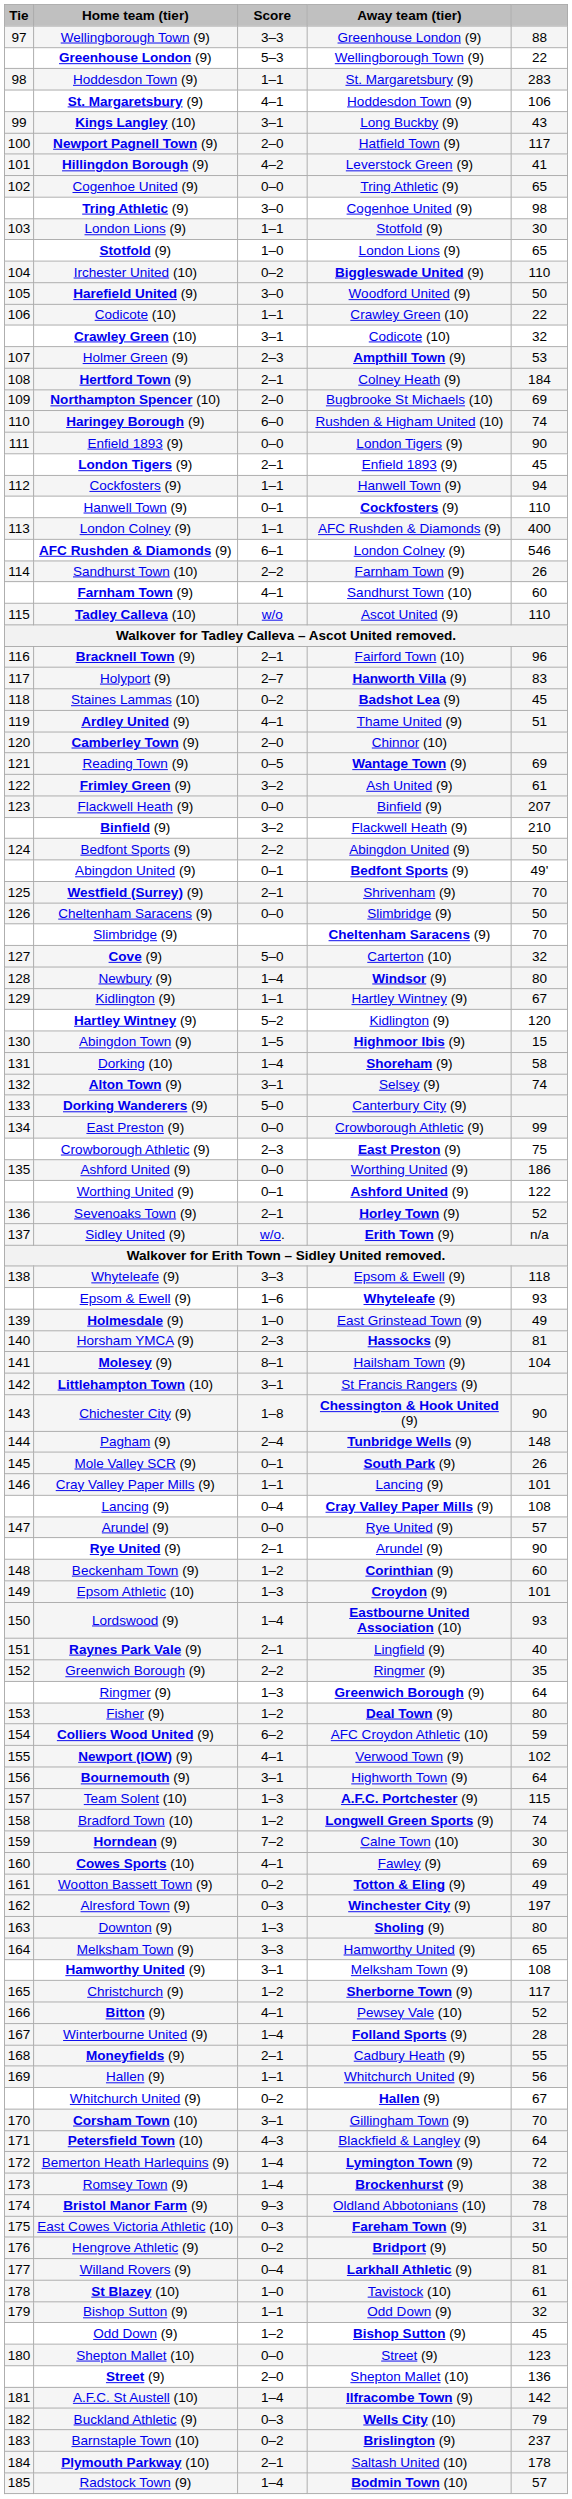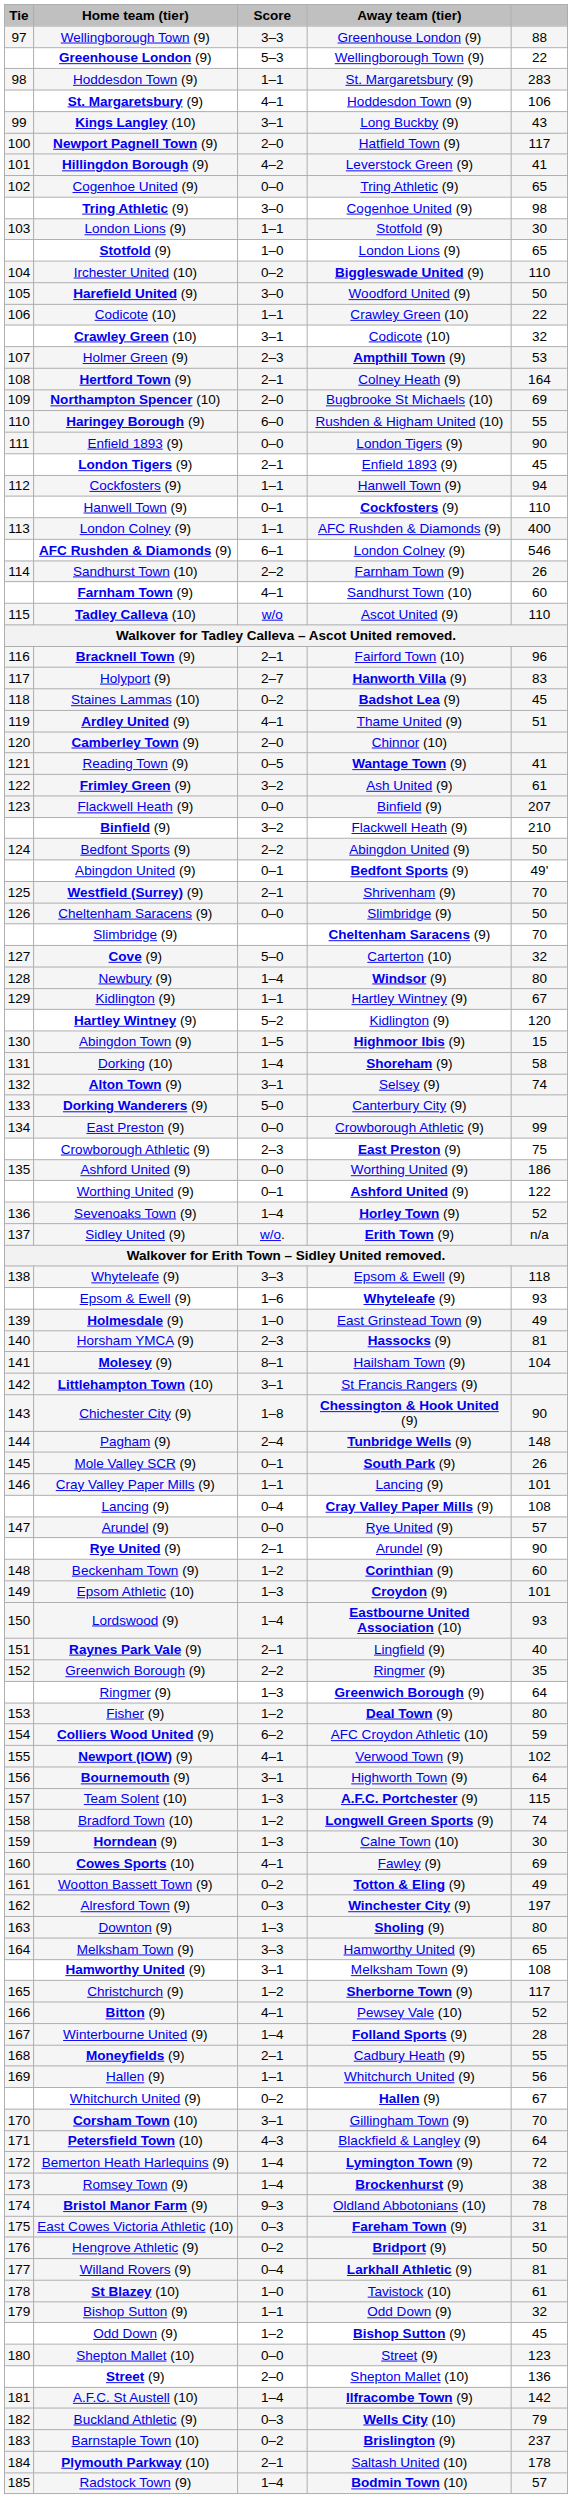(539, 379) 184 -> (539, 379) 164
(539, 422) 74 -> (539, 422) 55
(539, 764) 69 -> (539, 764) 41
(272, 1213) 2–1 -> (272, 1213) 1–4
(272, 1842) 7–2 -> (272, 1842) 1–3
